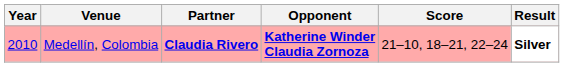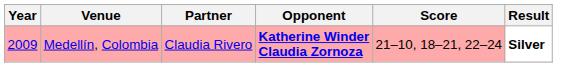(22, 44) 2010 -> (22, 44) 2009
(211, 44) bold -> (208, 44) normal
